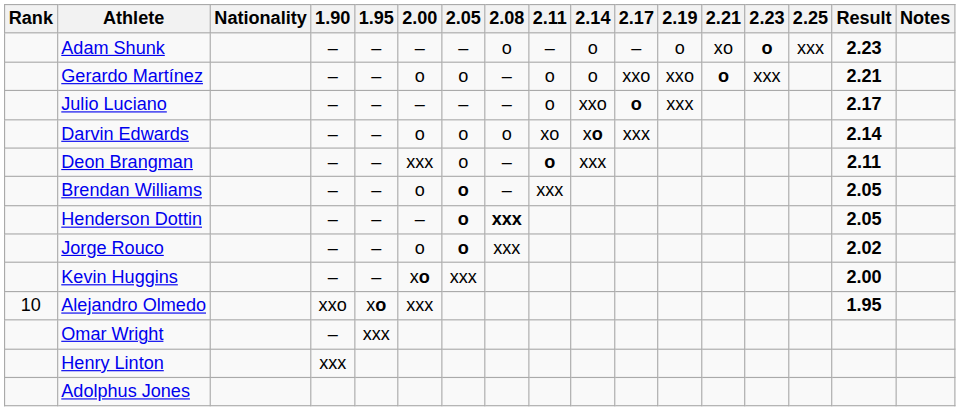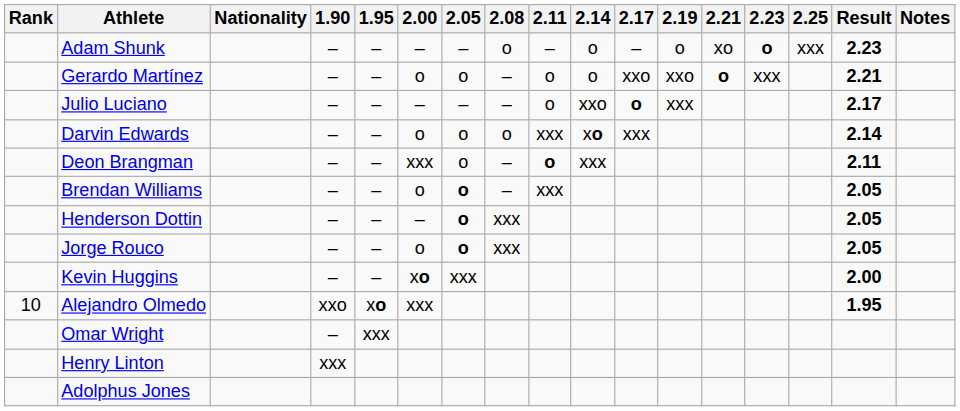(550, 133) xo -> (550, 133) xxx
(507, 219) bold -> (507, 219) normal
(864, 248) 2.02 -> (864, 248) 2.05
